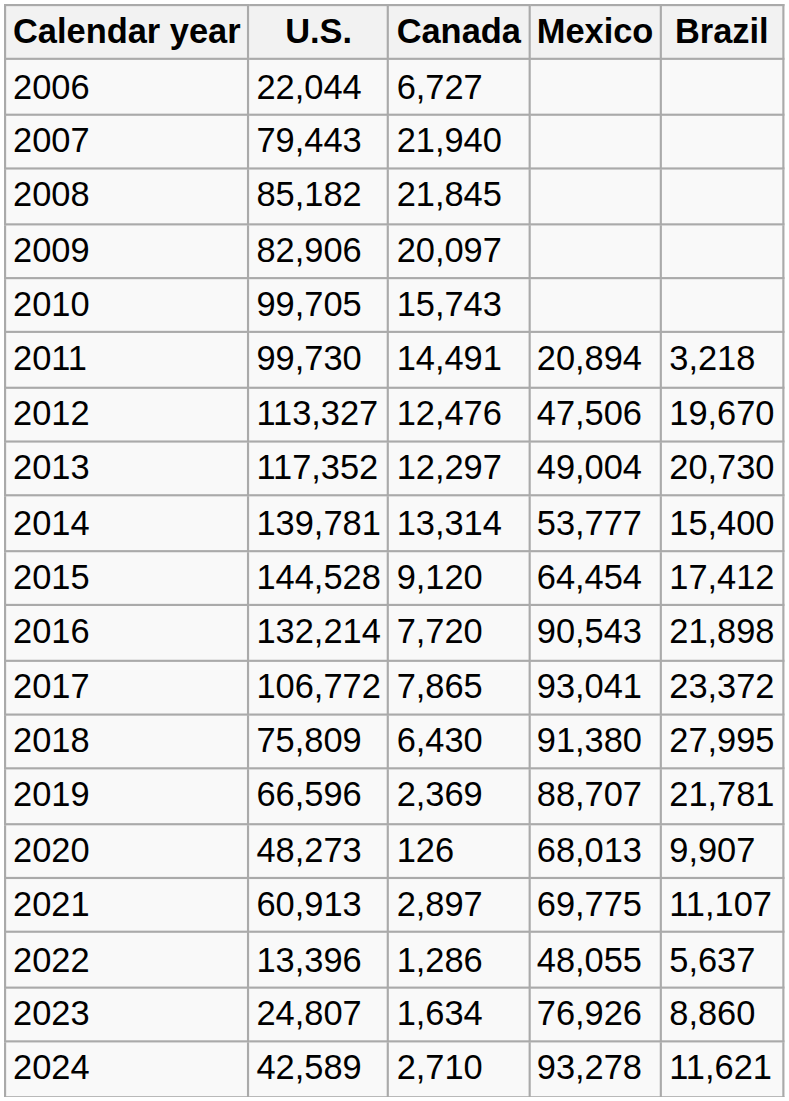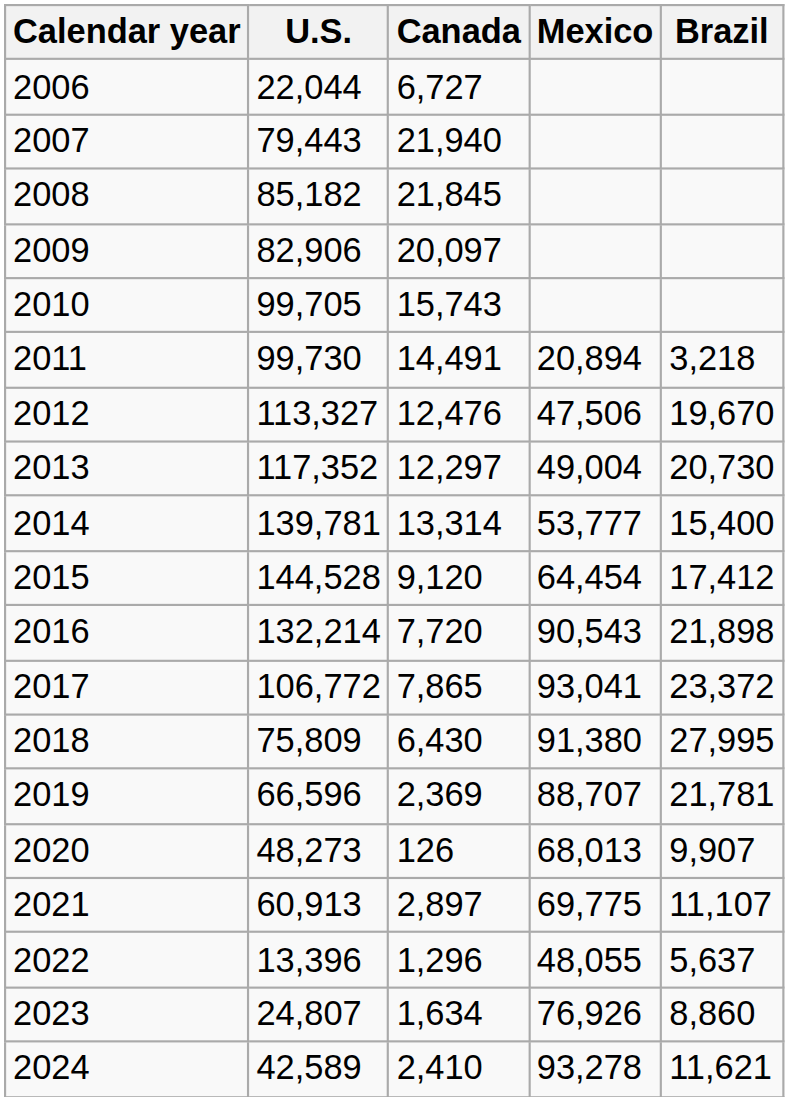(440, 959) 1,286 -> (440, 959) 1,296
(440, 1068) 2,710 -> (440, 1068) 2,410
